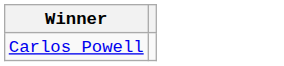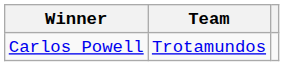+ column: (209, 19)
